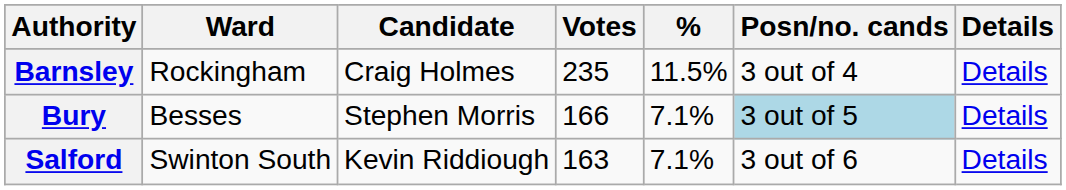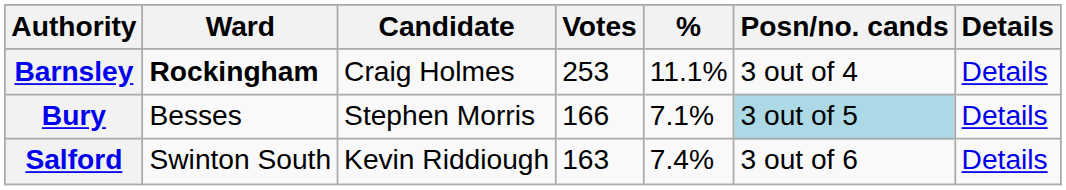(228, 71) normal -> (234, 71) bold
(586, 71) 235 -> (586, 71) 253
(689, 71) 11.5% -> (689, 71) 11.1%
(682, 160) 7.1% -> (682, 160) 7.4%
